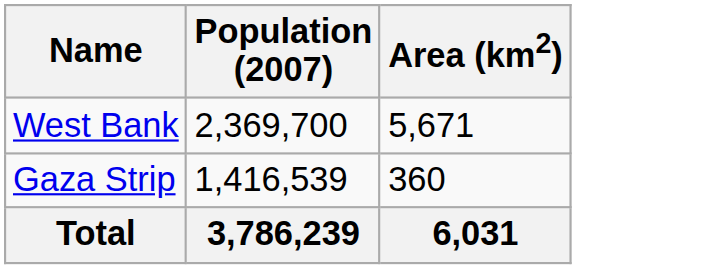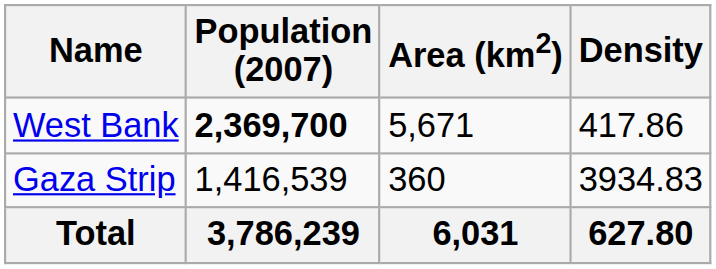+ column: (641, 51)
(271, 125) normal -> (271, 125) bold
